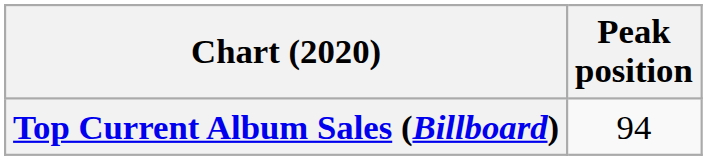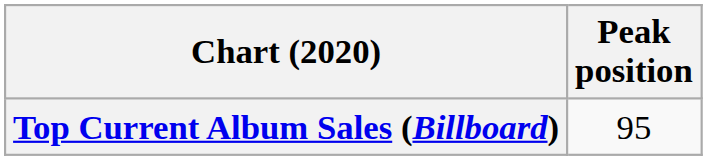(634, 126) 94 -> (634, 126) 95
